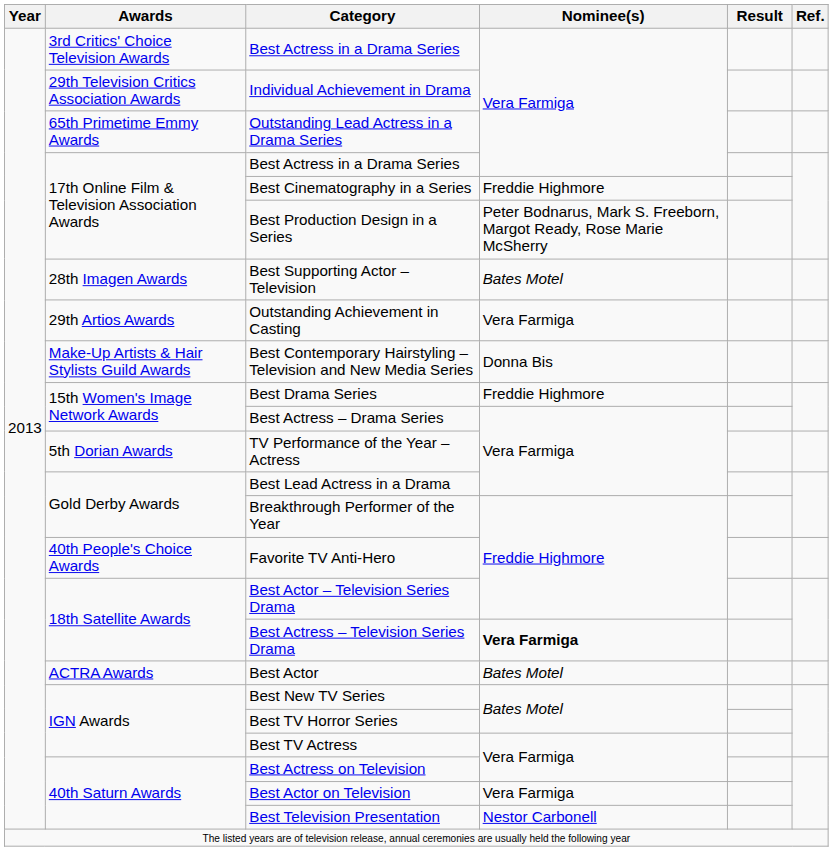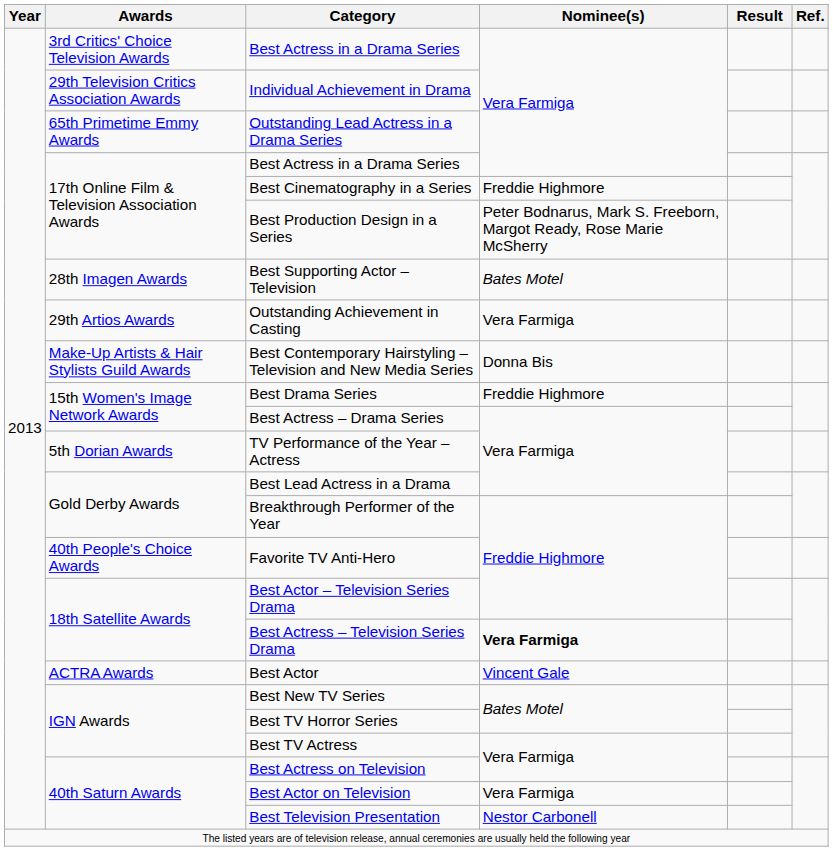(523, 672) Bates Motel -> (526, 672) Vincent Gale
